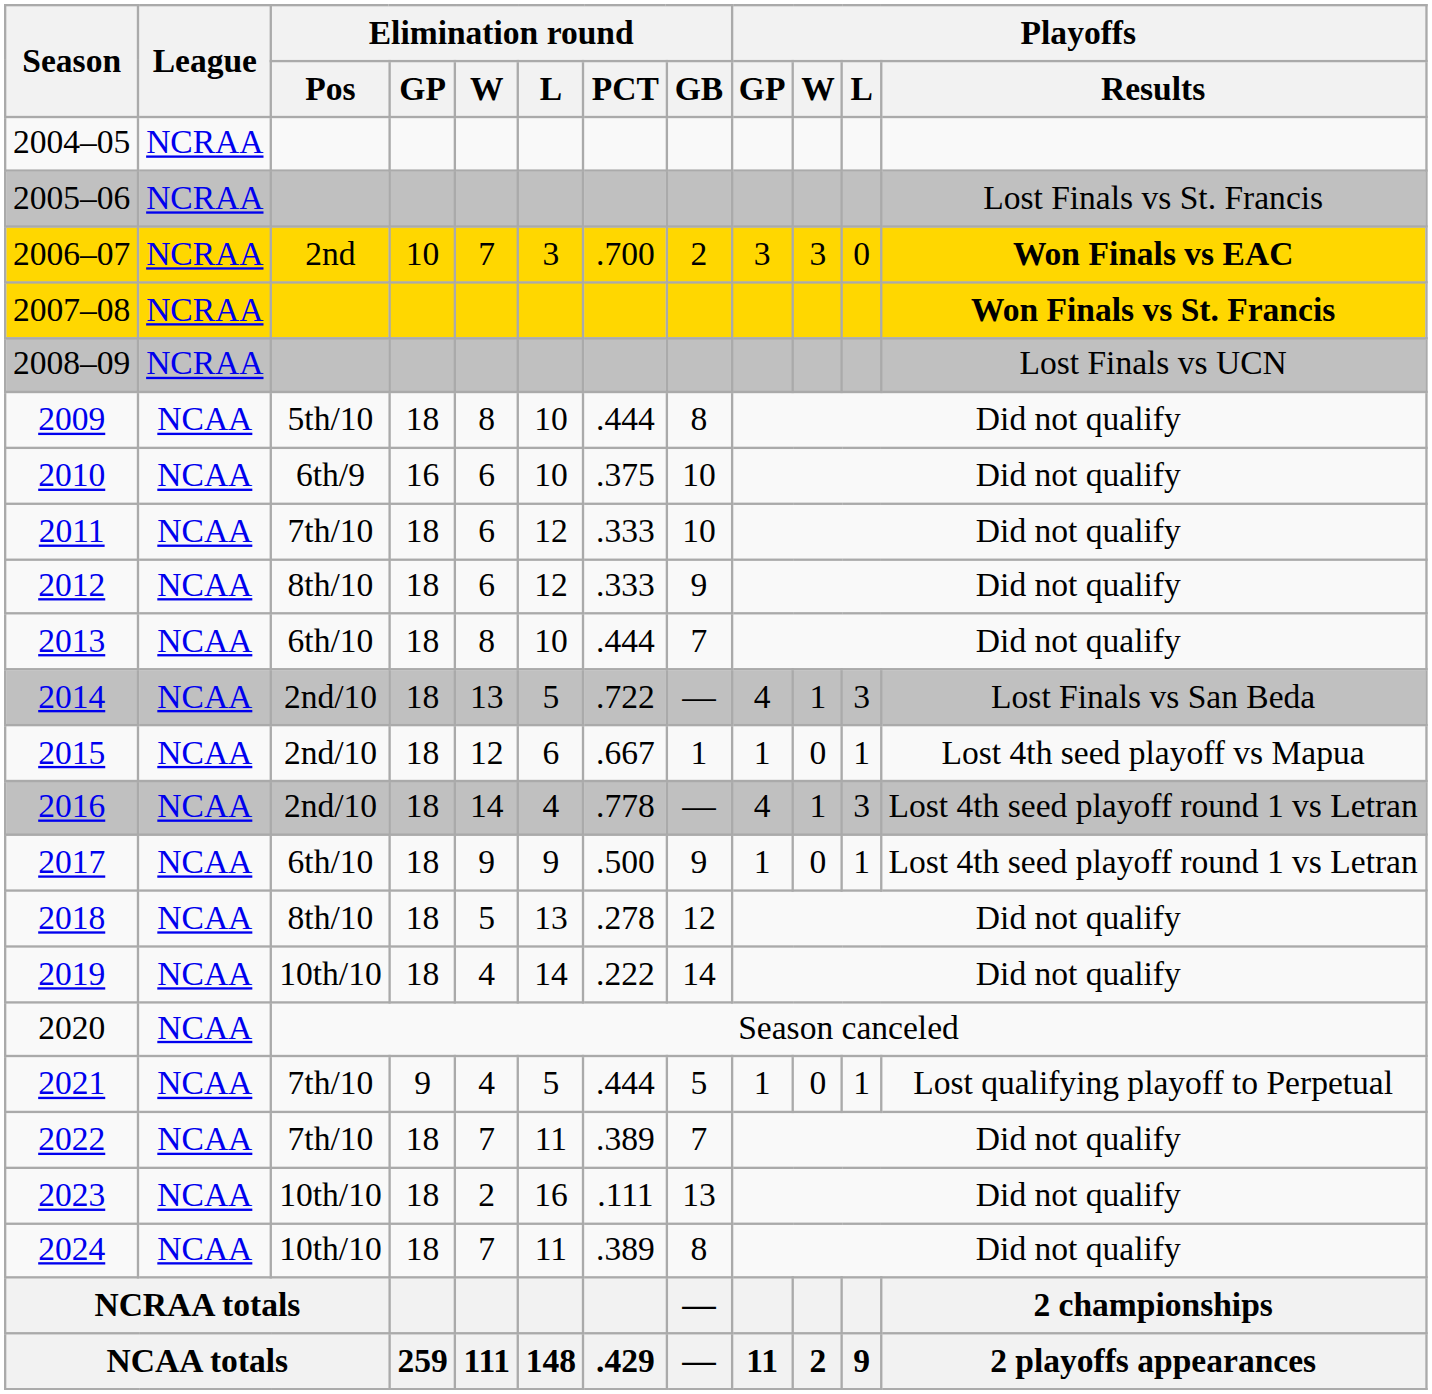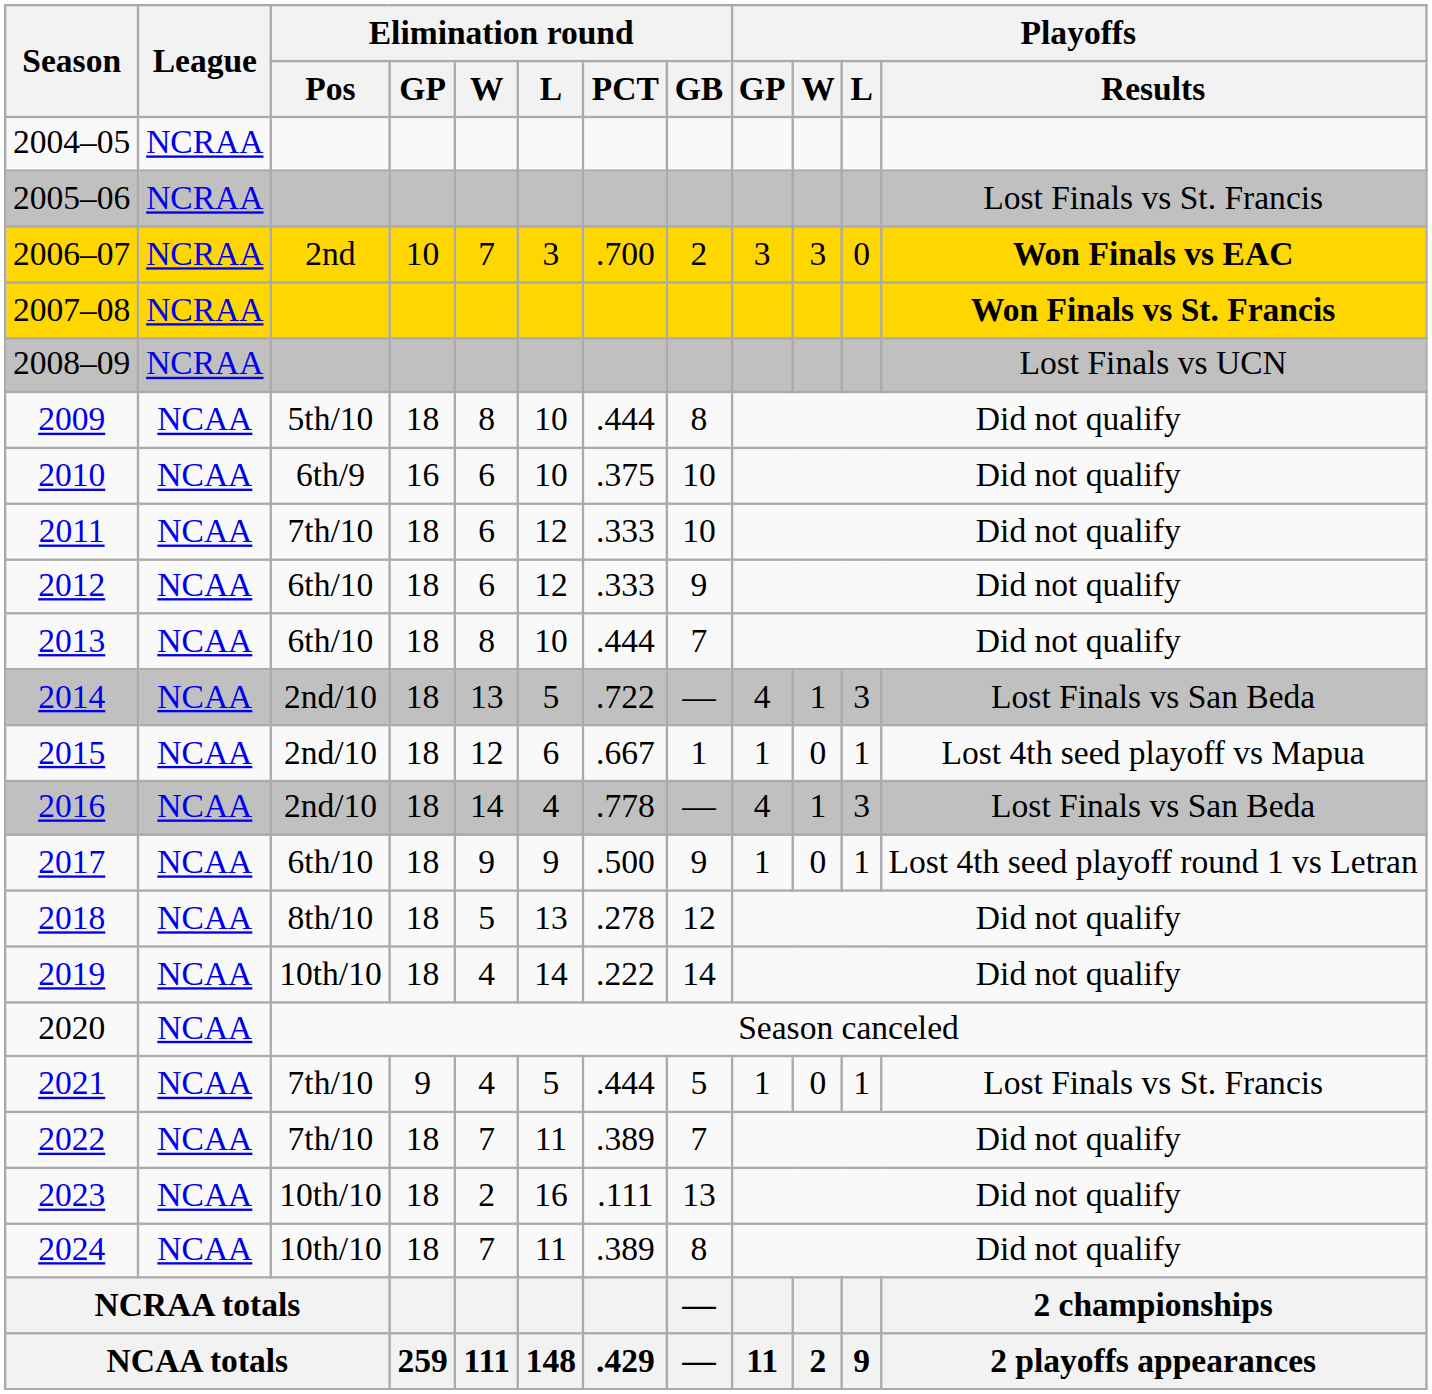(330, 585) 8th/10 -> (330, 585) 6th/10
(1153, 807) Lost 4th seed playoff round 1 vs Letran -> (1153, 807) Lost Finals vs San Beda
(1153, 1083) Lost qualifying playoff to Perpetual -> (1153, 1083) Lost Finals vs St. Francis
